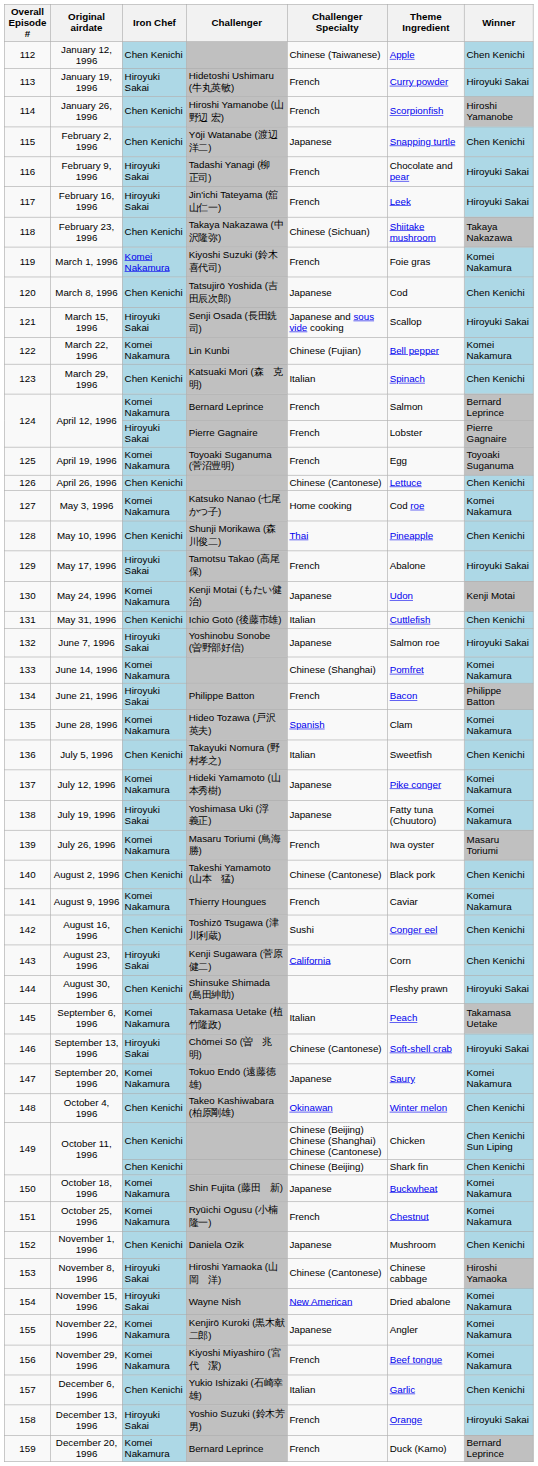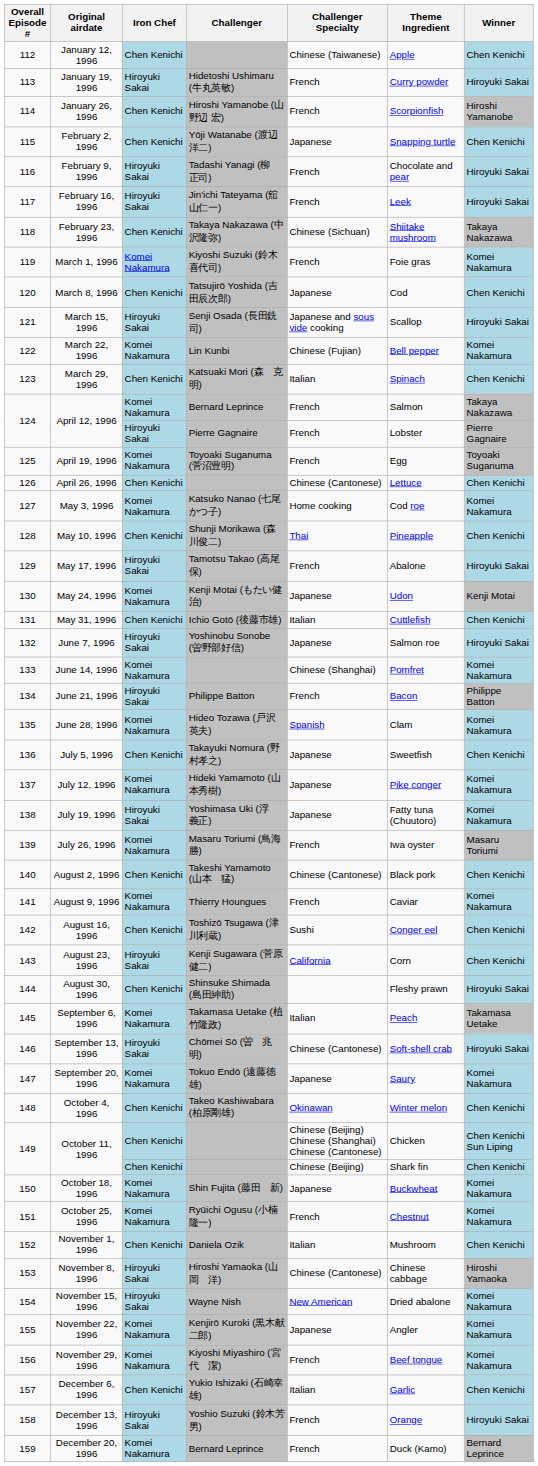(485, 407) Bernard Leprince -> (489, 407) Takaya Nakazawa
(302, 755) Italian -> (311, 755) Japanese
(311, 1245) Japanese -> (302, 1245) Italian
